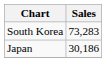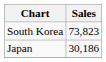(84, 31) 73,283 -> (84, 31) 73,823
